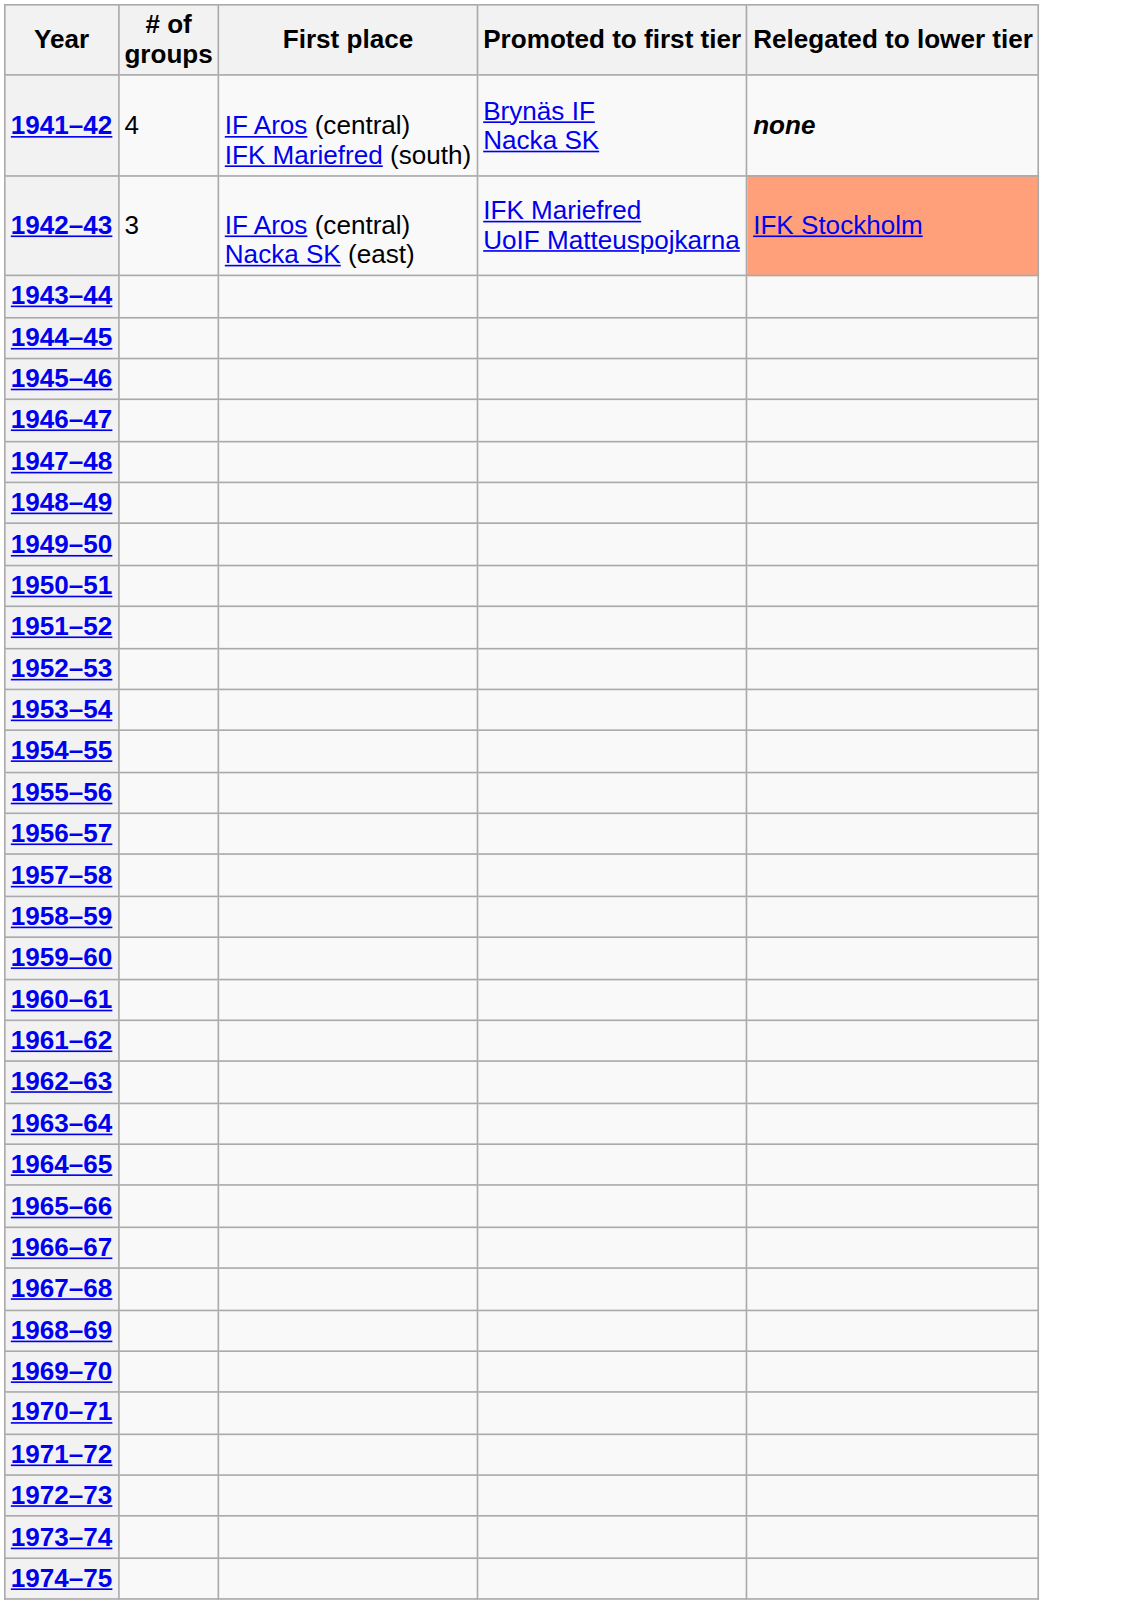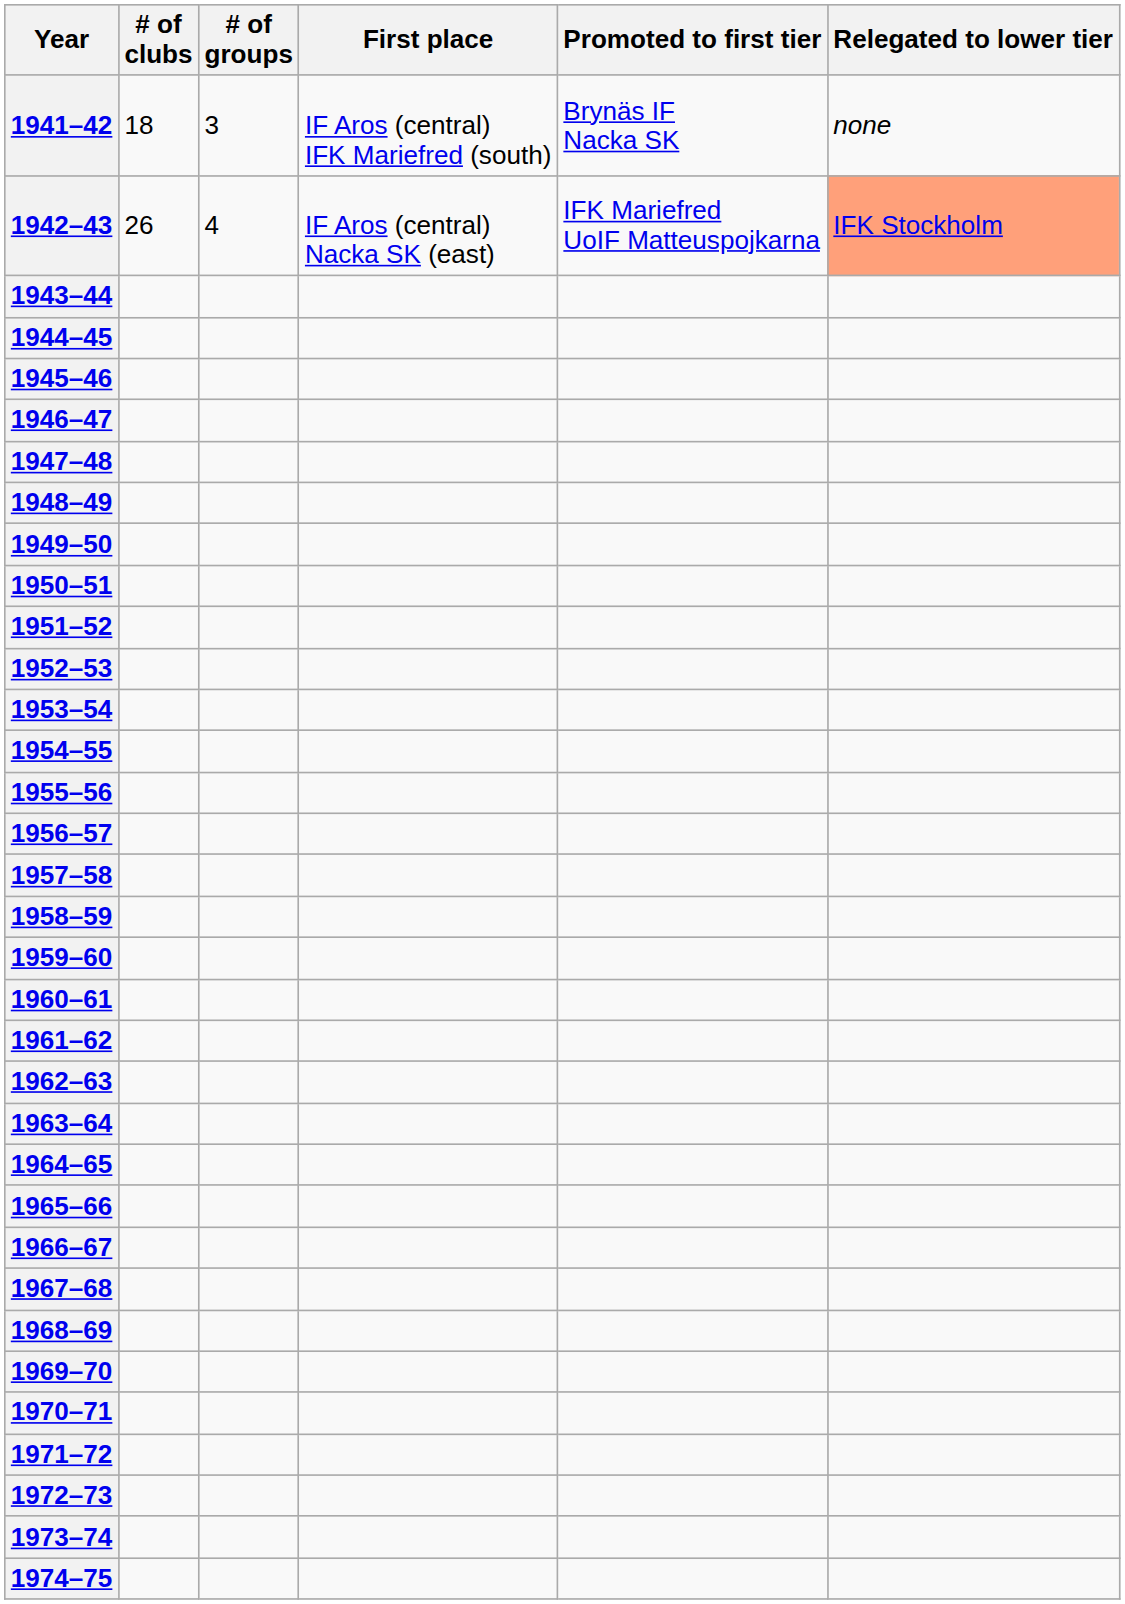+ column: (158, 39)
(132, 125) 4 -> (212, 125) 3
(784, 125) bold -> (862, 125) normal
(132, 225) 3 -> (212, 225) 4
